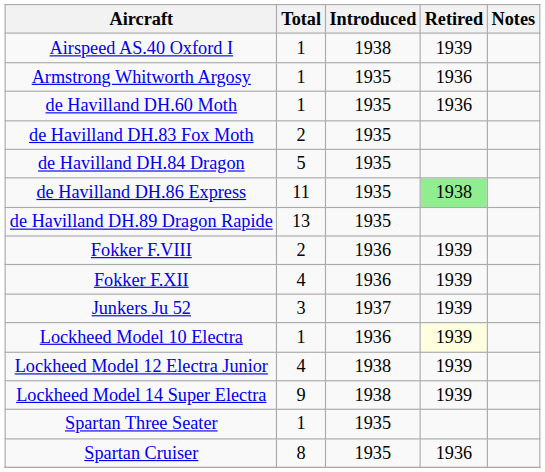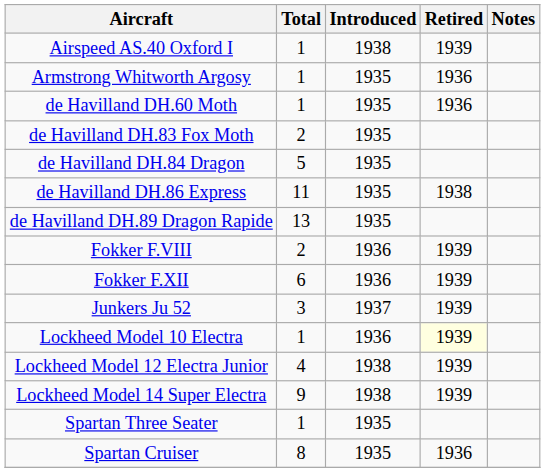(454, 192) lightgreen background -> (454, 192) no background
(301, 279) 4 -> (301, 279) 6
